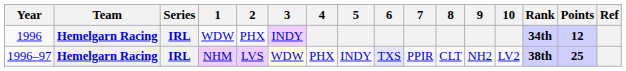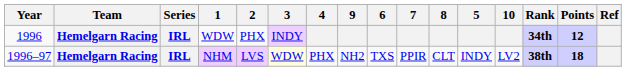columns swapped: (356, 15) <-> (480, 15)
(389, 56) lavender background -> (382, 56) no background
(577, 56) 25 -> (577, 56) 18
